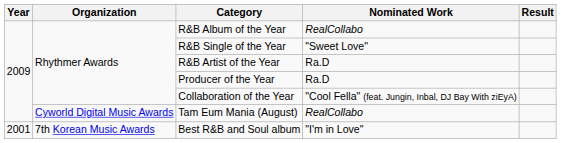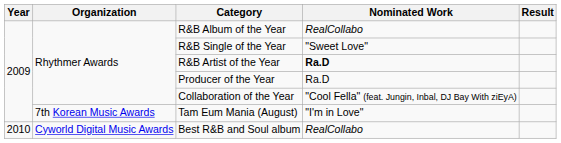(317, 63) normal -> (317, 63) bold
(104, 113) Cyworld Digital Music Awards -> (95, 113) 7th Korean Music Awards
(334, 113) RealCollabo -> (334, 113) "I'm in Love"
(19, 130) 2001 -> (19, 130) 2010
(95, 130) 7th Korean Music Awards -> (104, 130) Cyworld Digital Music Awards
(334, 130) "I'm in Love" -> (334, 130) RealCollabo
